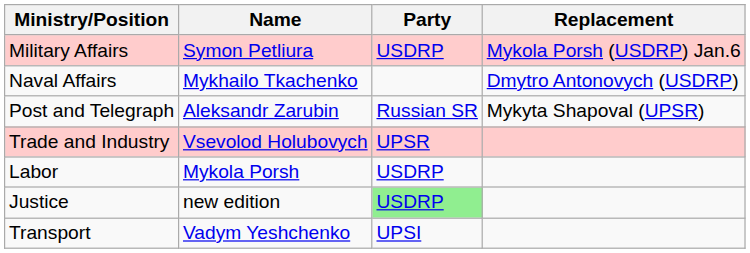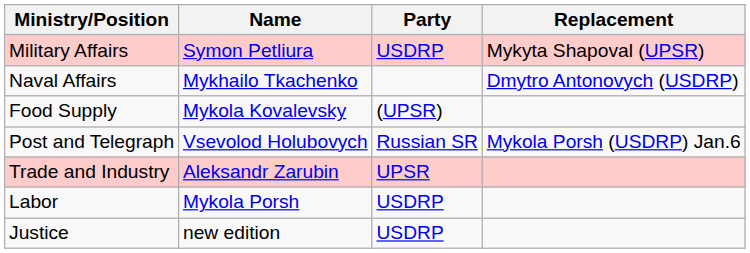(614, 50) Mykola Porsh (USDRP) Jan.6 -> (596, 50) Mykyta Shapoval (UPSR)
+ row: (63, 111)
(261, 111) Aleksandr Zarubin -> (275, 141) Vsevolod Holubovych
(596, 111) Mykyta Shapoval (UPSR) -> (614, 141) Mykola Porsh (USDRP) Jan.6
(275, 141) Vsevolod Holubovych -> (261, 171) Aleksandr Zarubin
(410, 202) lightgreen background -> (410, 232) no background
- row: (50, 232)
